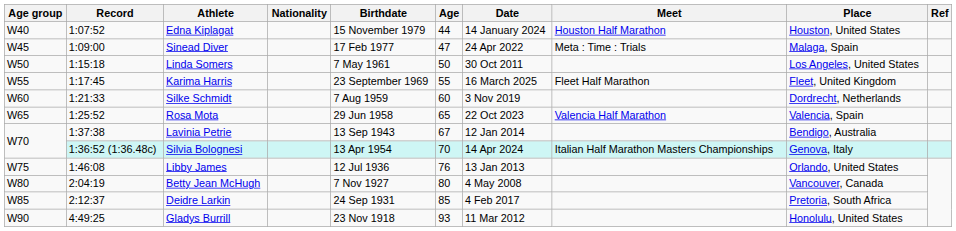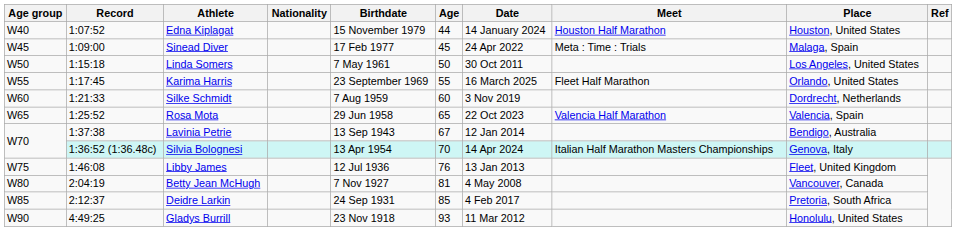(444, 47) 47 -> (444, 47) 45
(843, 82) Fleet, United Kingdom -> (844, 82) Orlando, United States
(844, 167) Orlando, United States -> (843, 167) Fleet, United Kingdom
(444, 184) 80 -> (444, 184) 81
